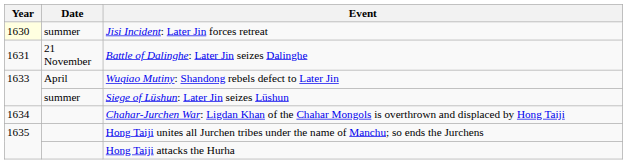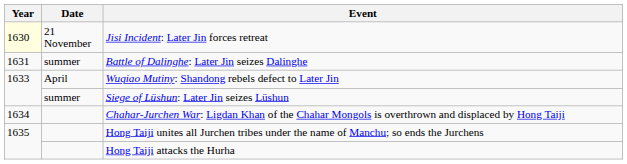(62, 31) summer -> (68, 37) 21 November
(68, 55) 21 November -> (62, 61) summer
